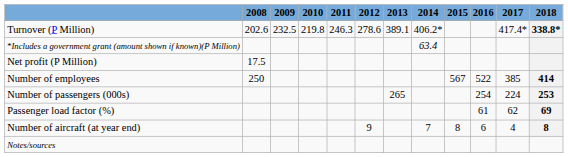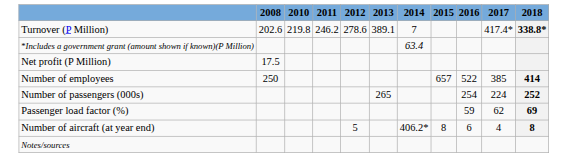- column: (285, 12)
(341, 29) 246.3 -> (327, 29) 246.2
(428, 29) 406.2* -> (414, 29) 7
(458, 78) 567 -> (444, 78) 657
(546, 95) 253 -> (532, 95) 252
(483, 111) 61 -> (469, 111) 59
(369, 128) 9 -> (355, 128) 5
(428, 128) 7 -> (414, 128) 406.2*
